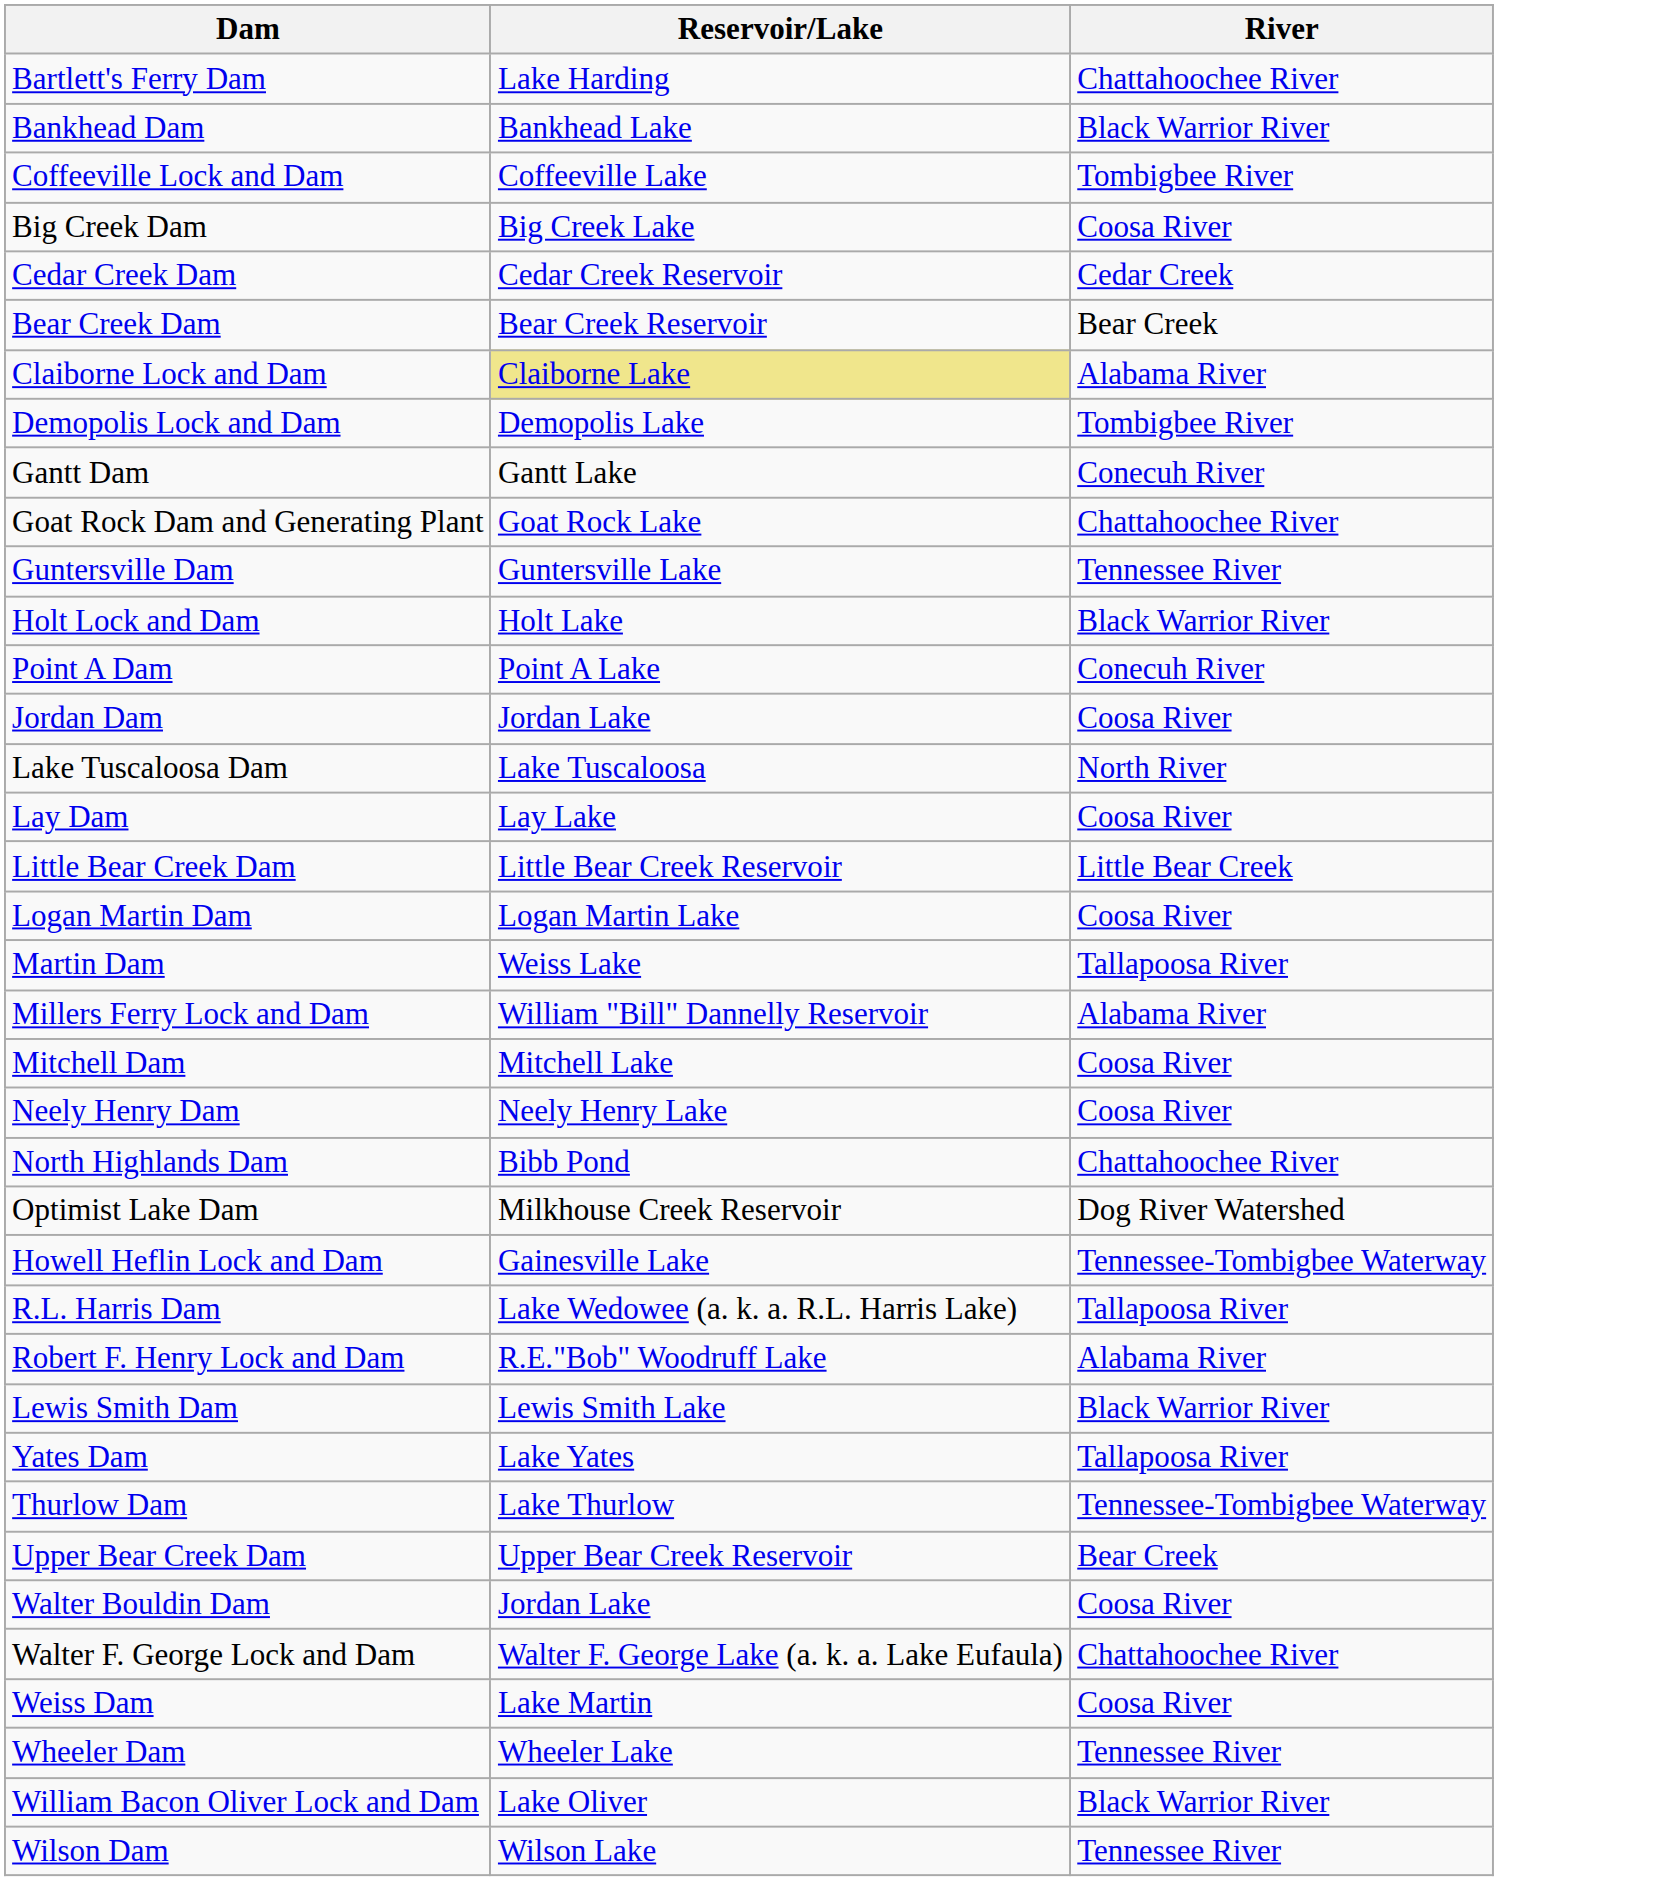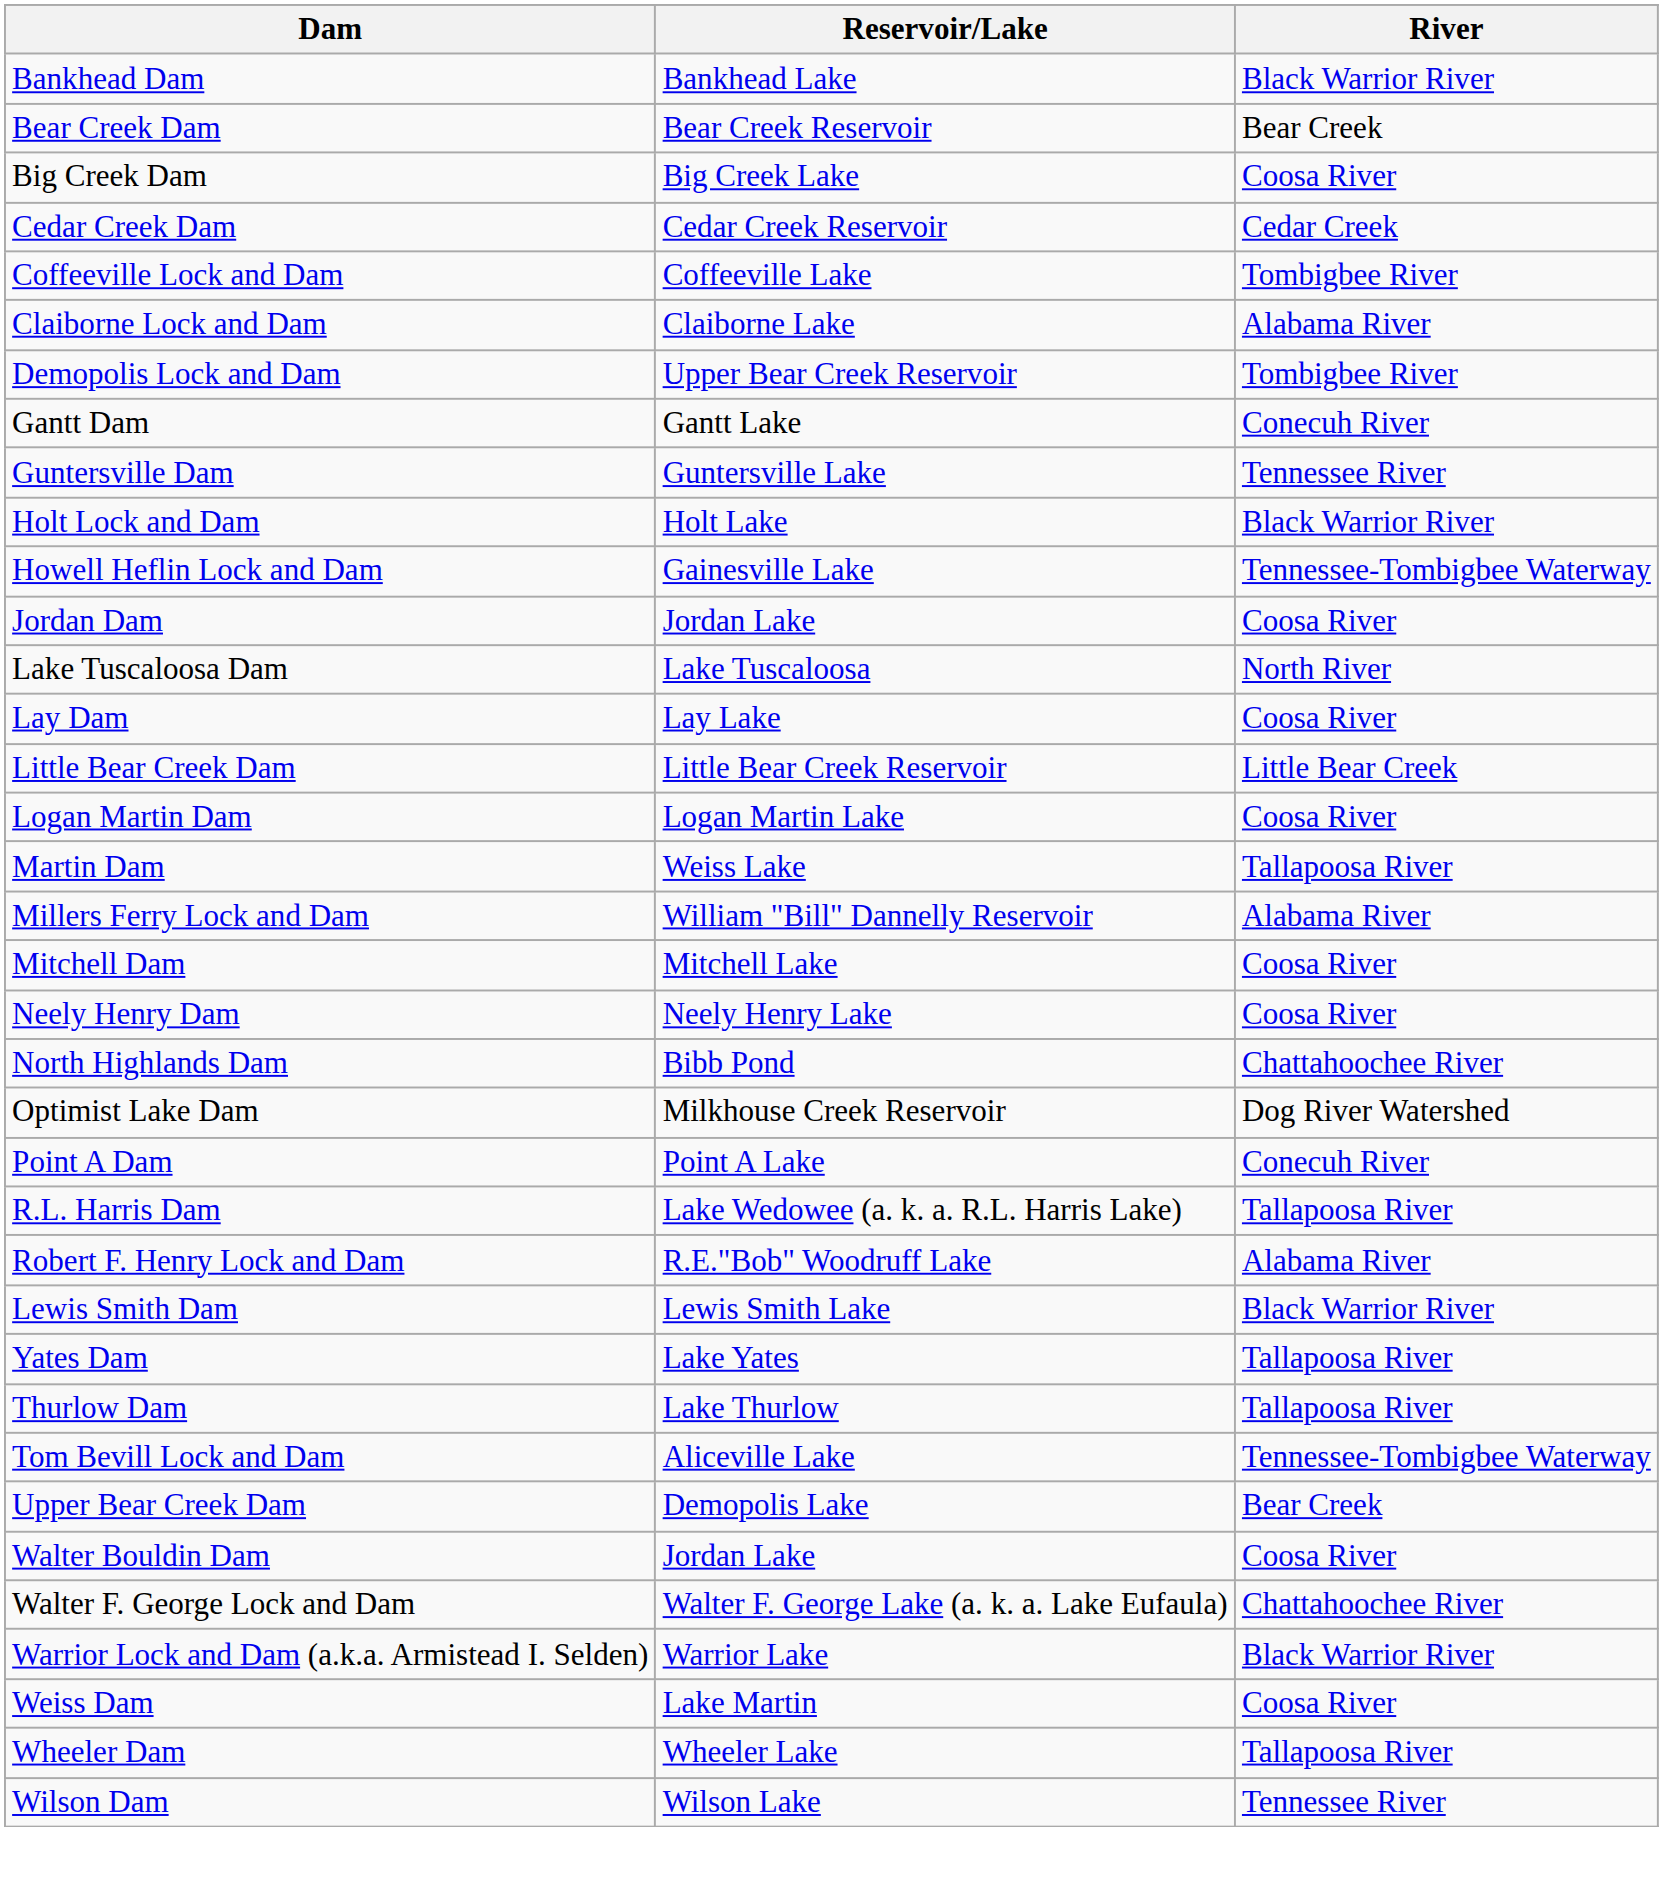- row: (139, 78)
rows swapped: (116, 324) <-> (178, 176)
(594, 373) khaki background -> (759, 324) no background
(601, 422) Demopolis Lake -> (840, 373) Upper Bear Creek Reservoir
- row: (248, 521)
rows swapped: (197, 1259) <-> (92, 669)
(1282, 1505) Tennessee-Tombigbee Waterway -> (1347, 1407) Tallapoosa River
+ row: (178, 1456)
(675, 1555) Upper Bear Creek Reservoir -> (766, 1505) Demopolis Lake
+ row: (330, 1653)
(1179, 1752) Tennessee River -> (1347, 1752) Tallapoosa River
- row: (246, 1801)
